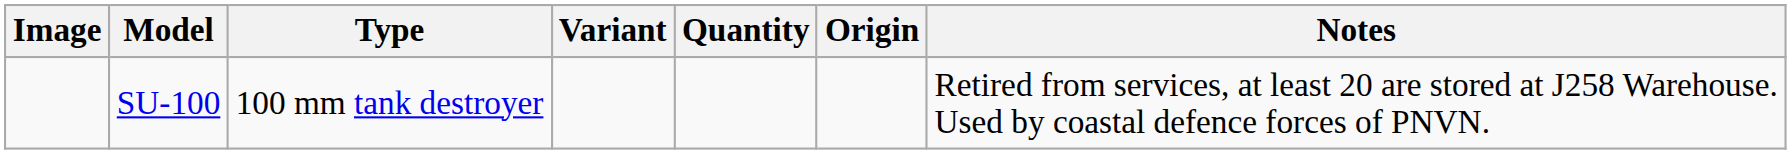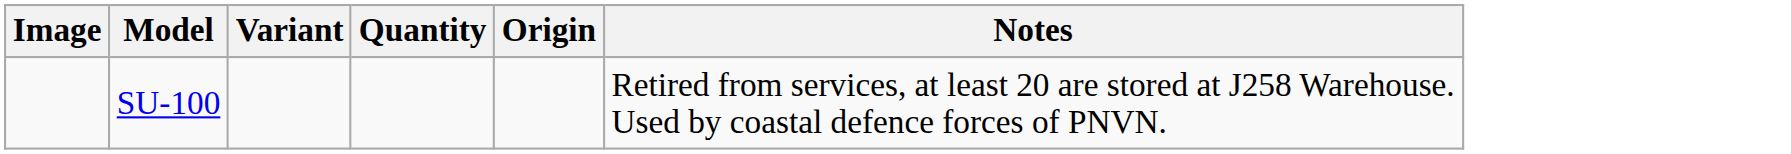- column: (390, 30)
